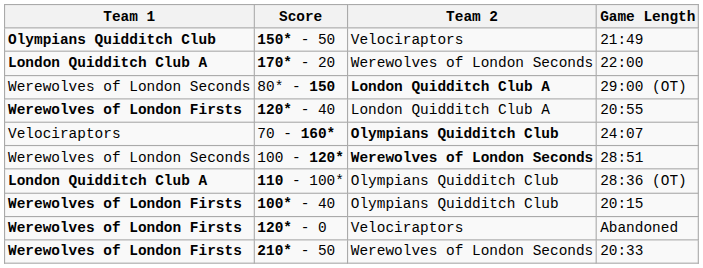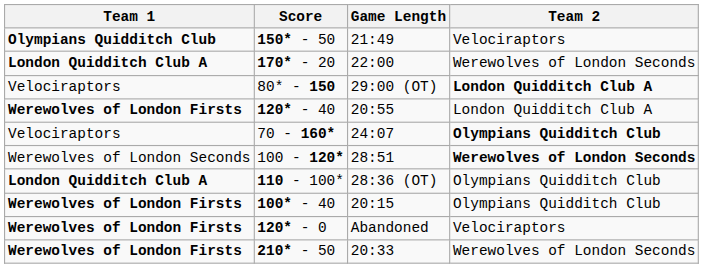columns swapped: (472, 16) <-> (648, 16)
(129, 87) Werewolves of London Seconds -> (64, 87) Velociraptors
